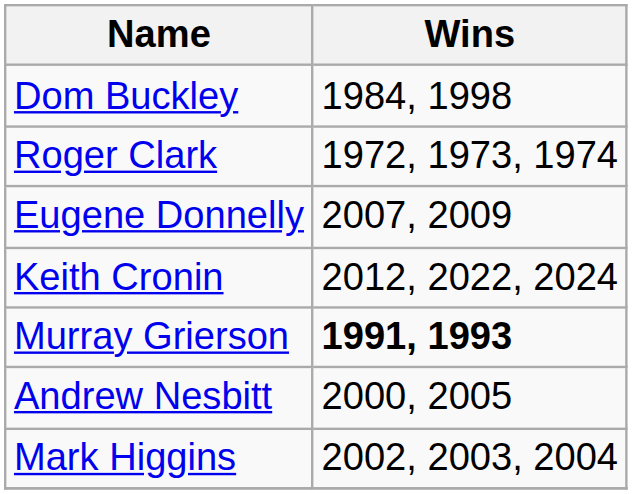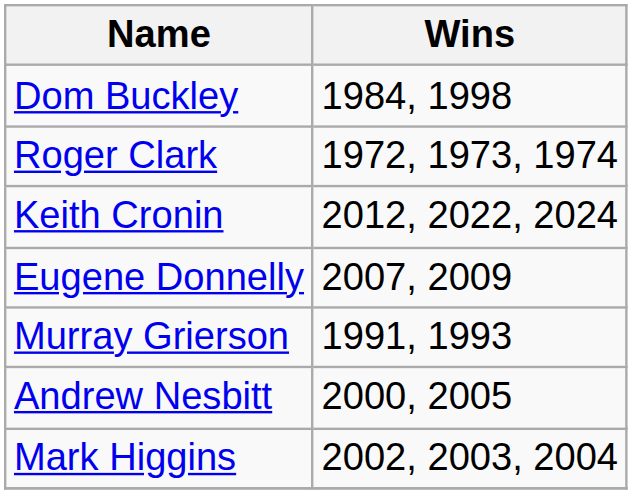rows swapped: (119, 276) <-> (159, 215)
(417, 336) bold -> (417, 336) normal
